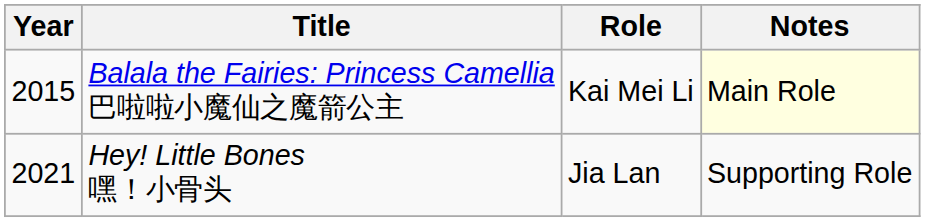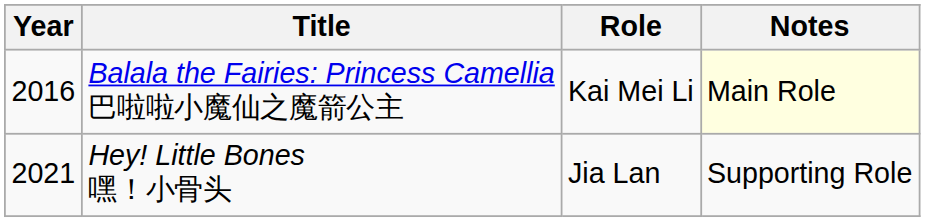(43, 91) 2015 -> (43, 91) 2016
